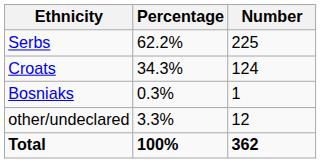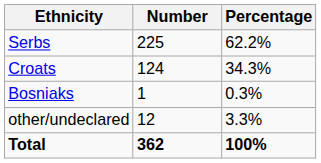columns swapped: (272, 17) <-> (181, 17)
